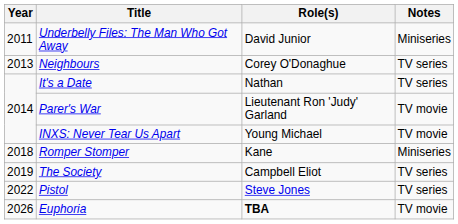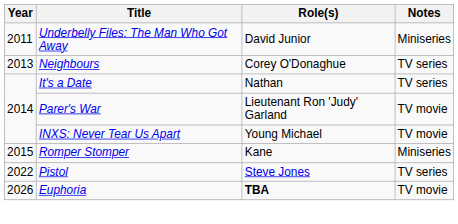(20, 153) 2018 -> (20, 153) 2015
- row: (70, 171)
